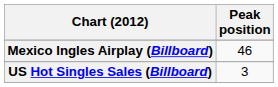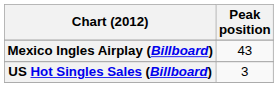(245, 51) 46 -> (245, 51) 43
